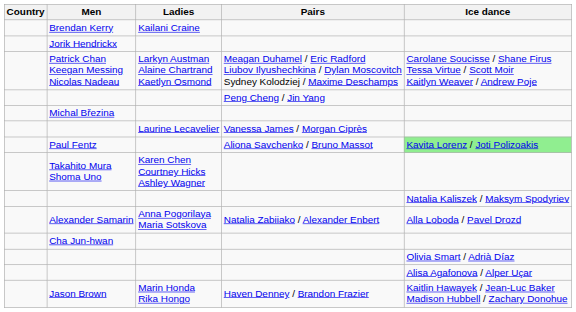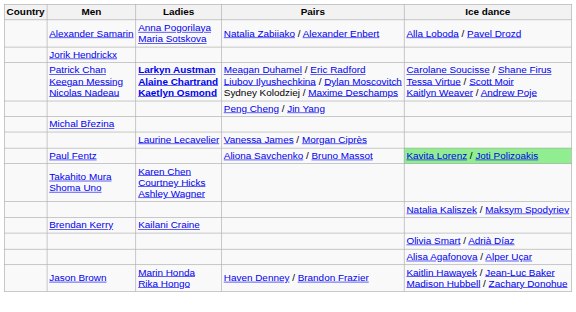rows swapped: (81, 28) <-> (91, 219)
(175, 70) normal -> (178, 81) bold
- row: (81, 241)
